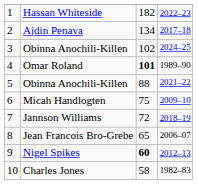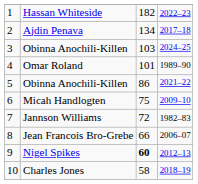(147, 48) 102 -> (147, 48) 103
(147, 65) bold -> (147, 65) normal
(144, 83) 88 -> (144, 83) 86
(175, 118) 2018–19 -> (175, 118) 1982–83
(144, 135) 65 -> (144, 135) 66
(175, 170) 1982–83 -> (175, 170) 2018–19
